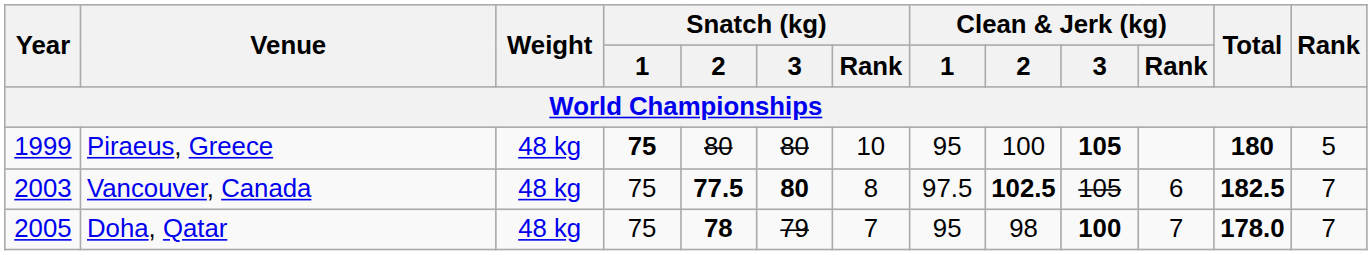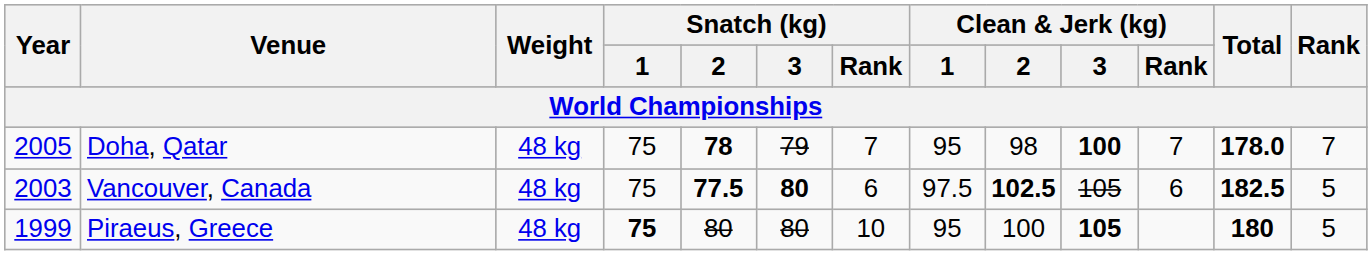rows swapped: (157, 229) <-> (180, 147)
(871, 188) 8 -> (871, 188) 6
(1329, 188) 7 -> (1329, 188) 5
